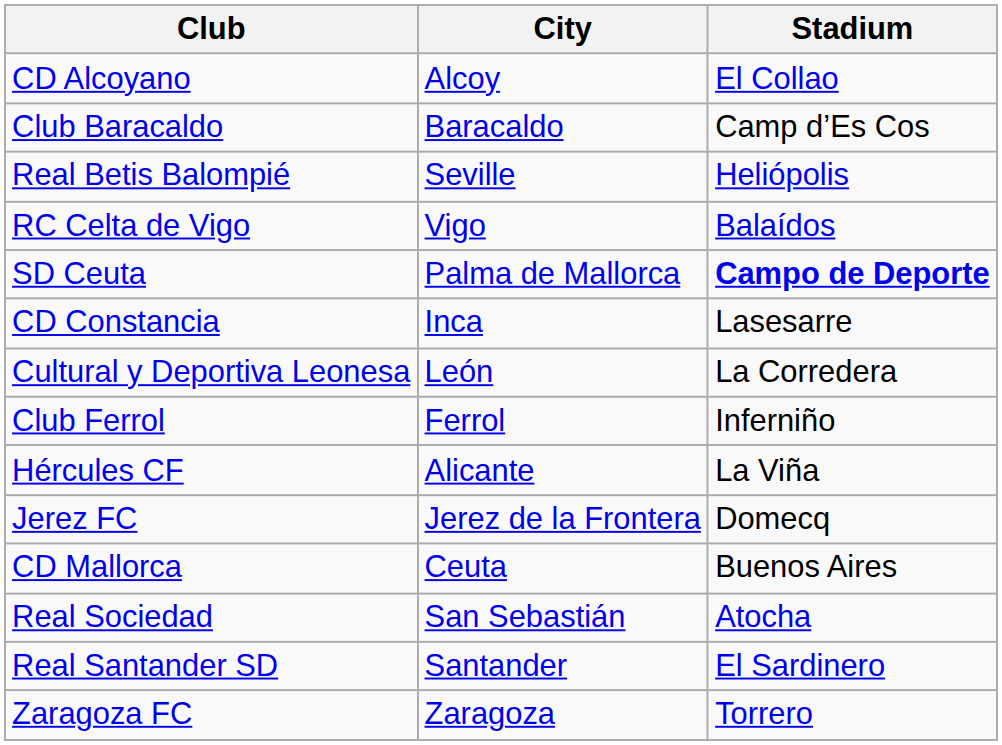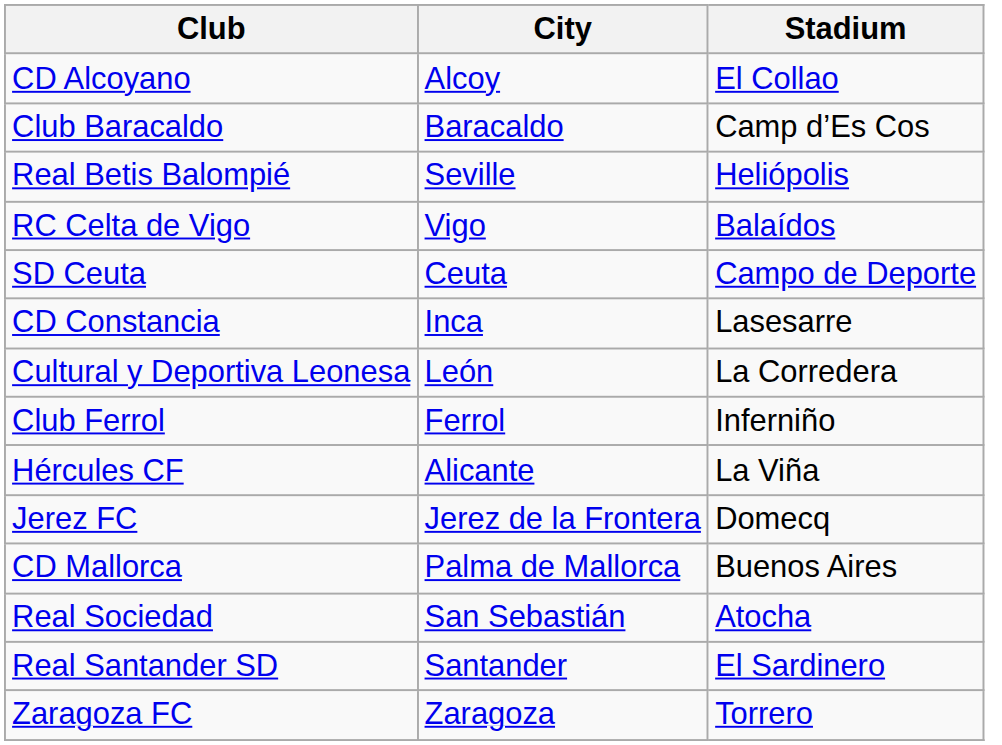(552, 273) Palma de Mallorca -> (466, 273) Ceuta
(852, 273) bold -> (846, 273) normal
(466, 567) Ceuta -> (552, 567) Palma de Mallorca
